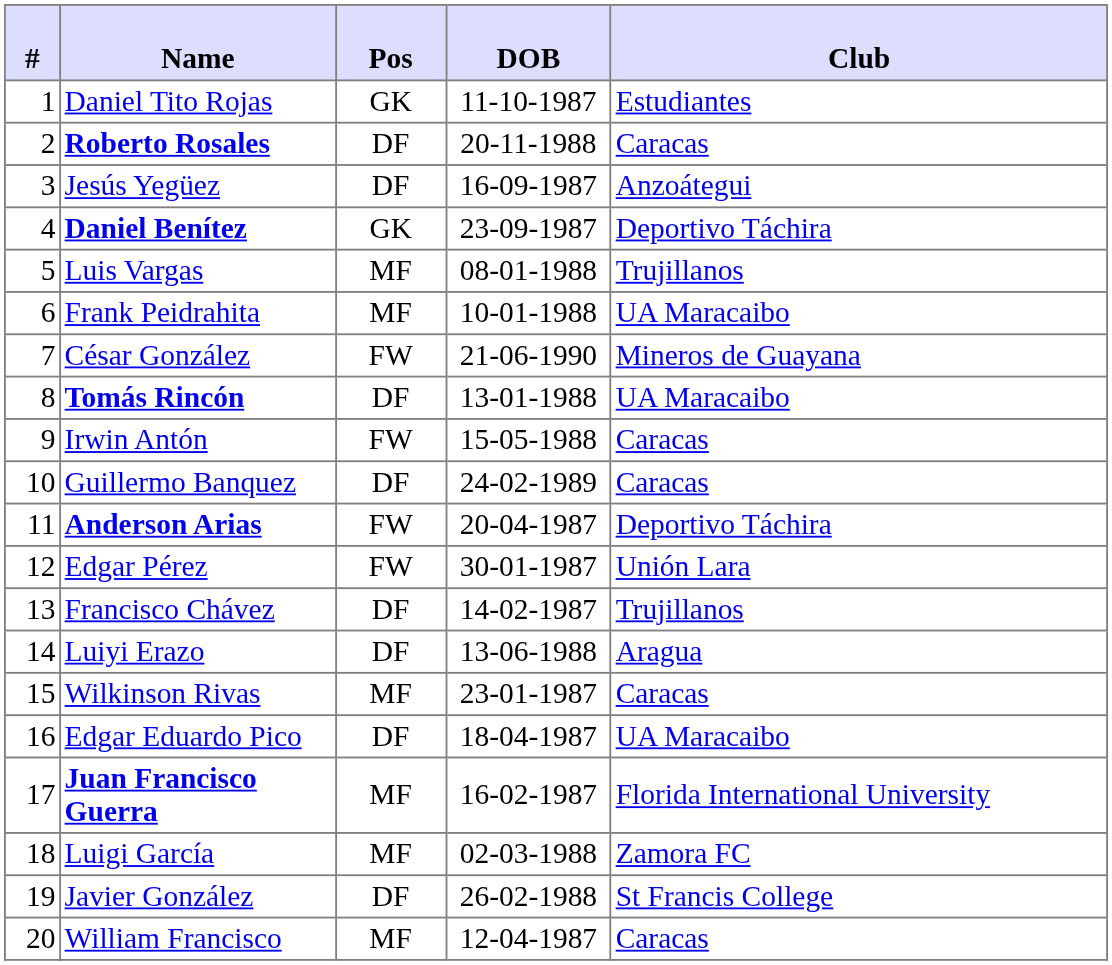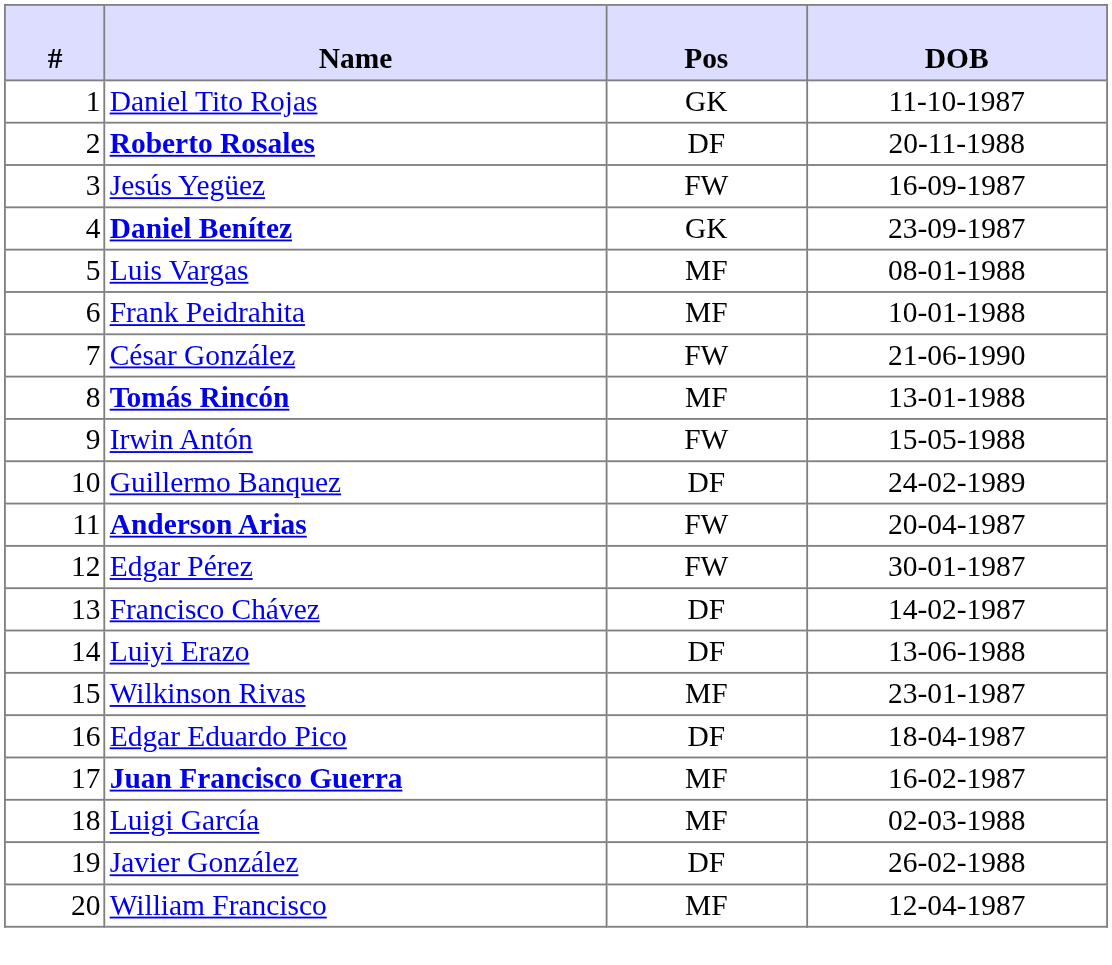- column: (859, 58)
(391, 185) DF -> (706, 185) FW
(391, 397) DF -> (706, 397) MF
